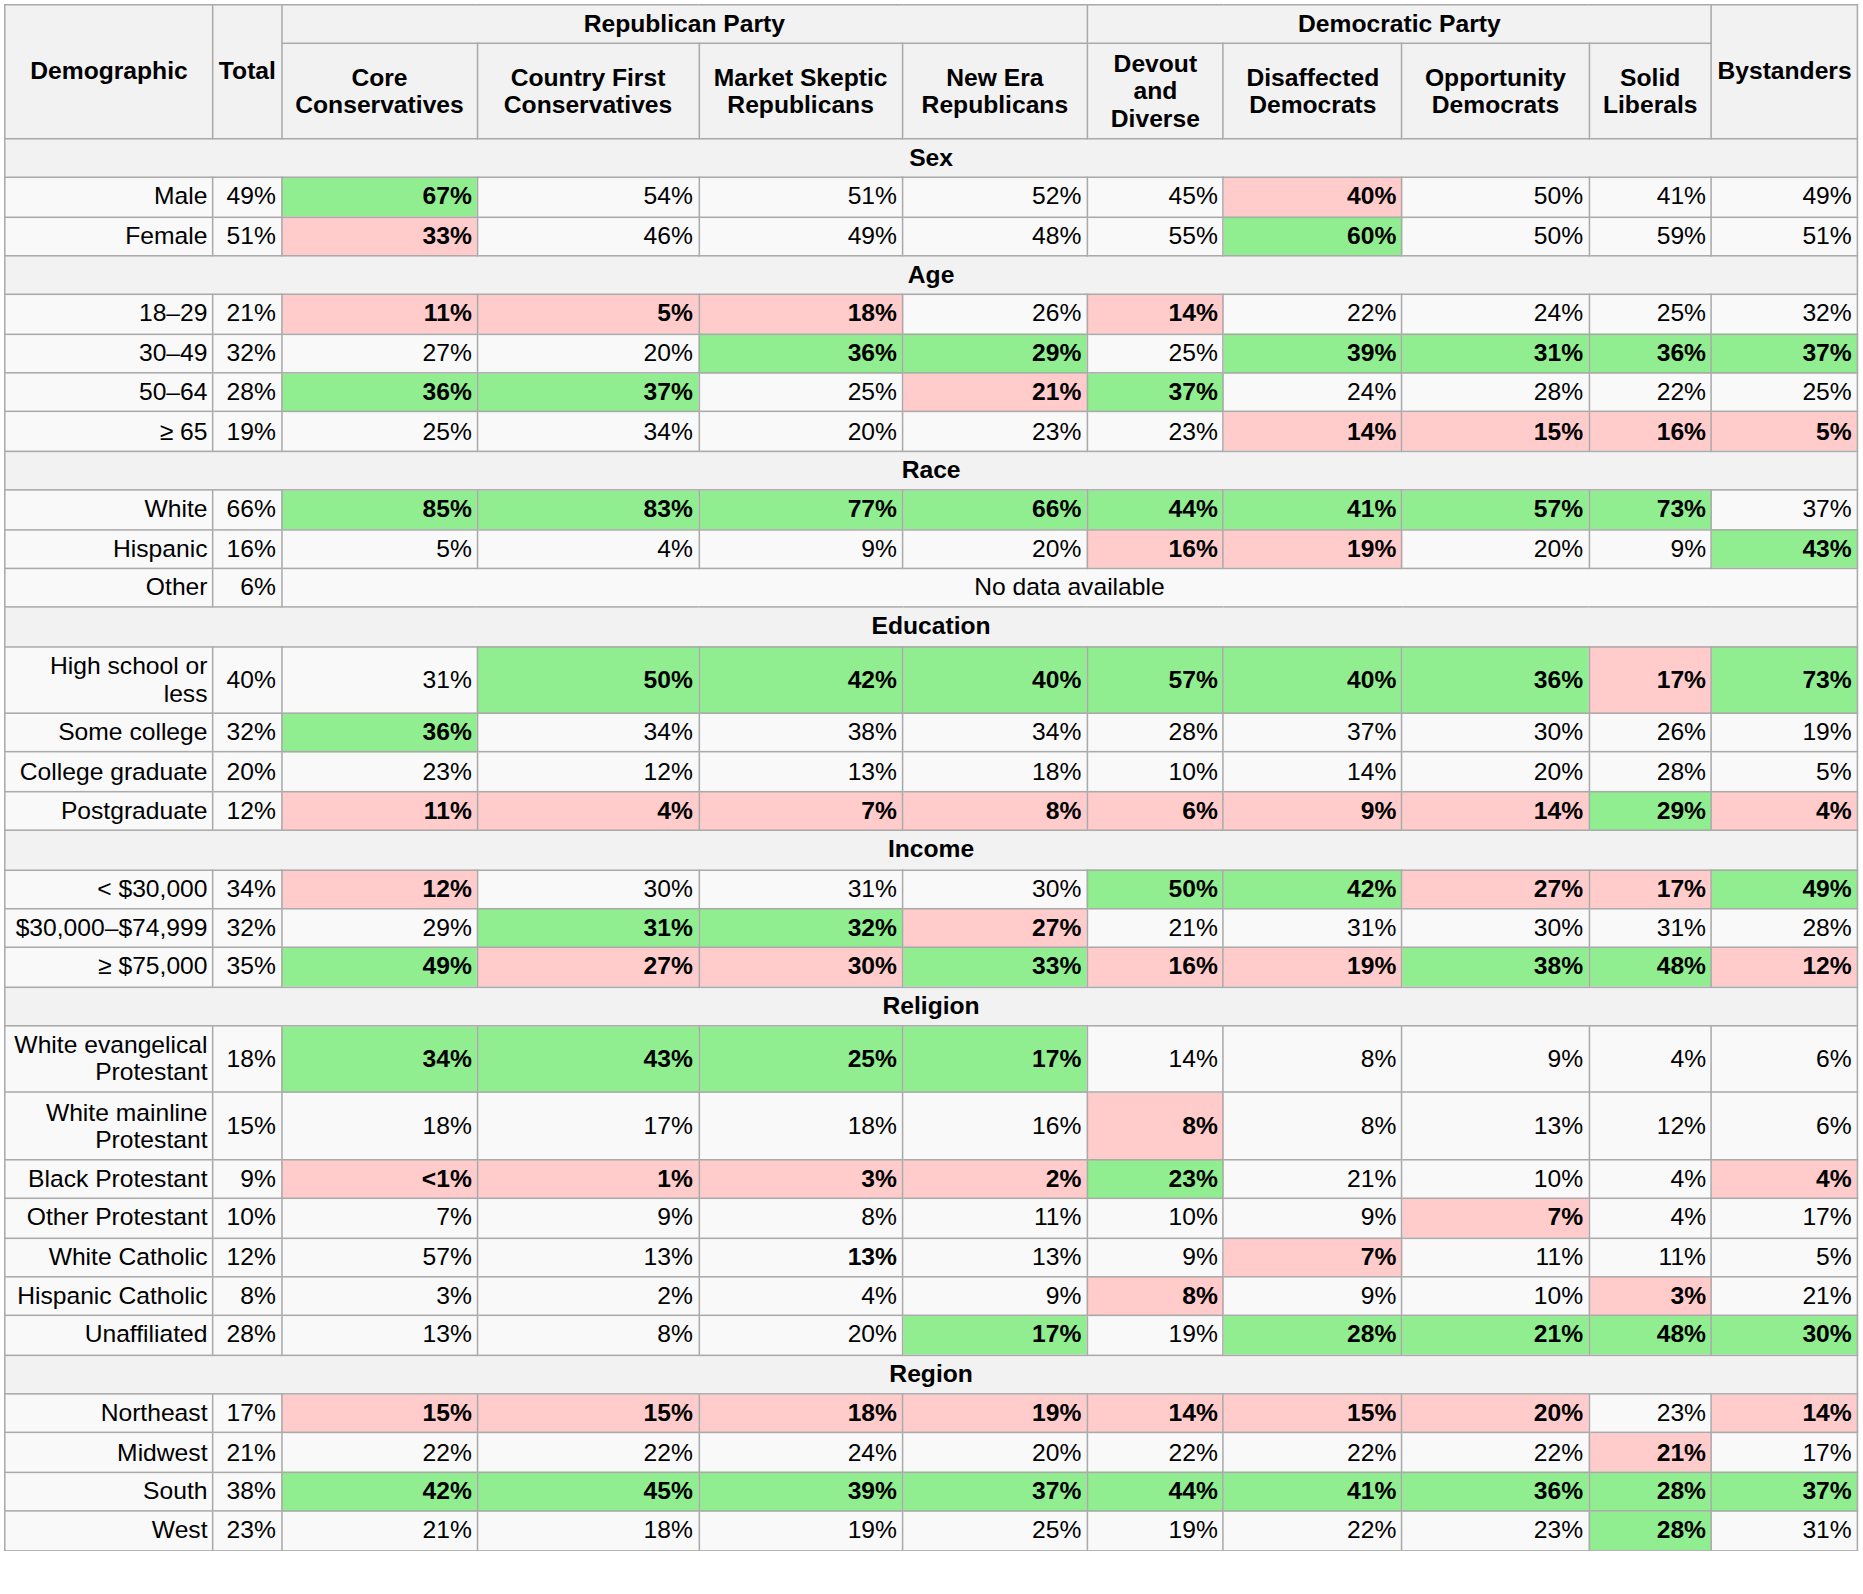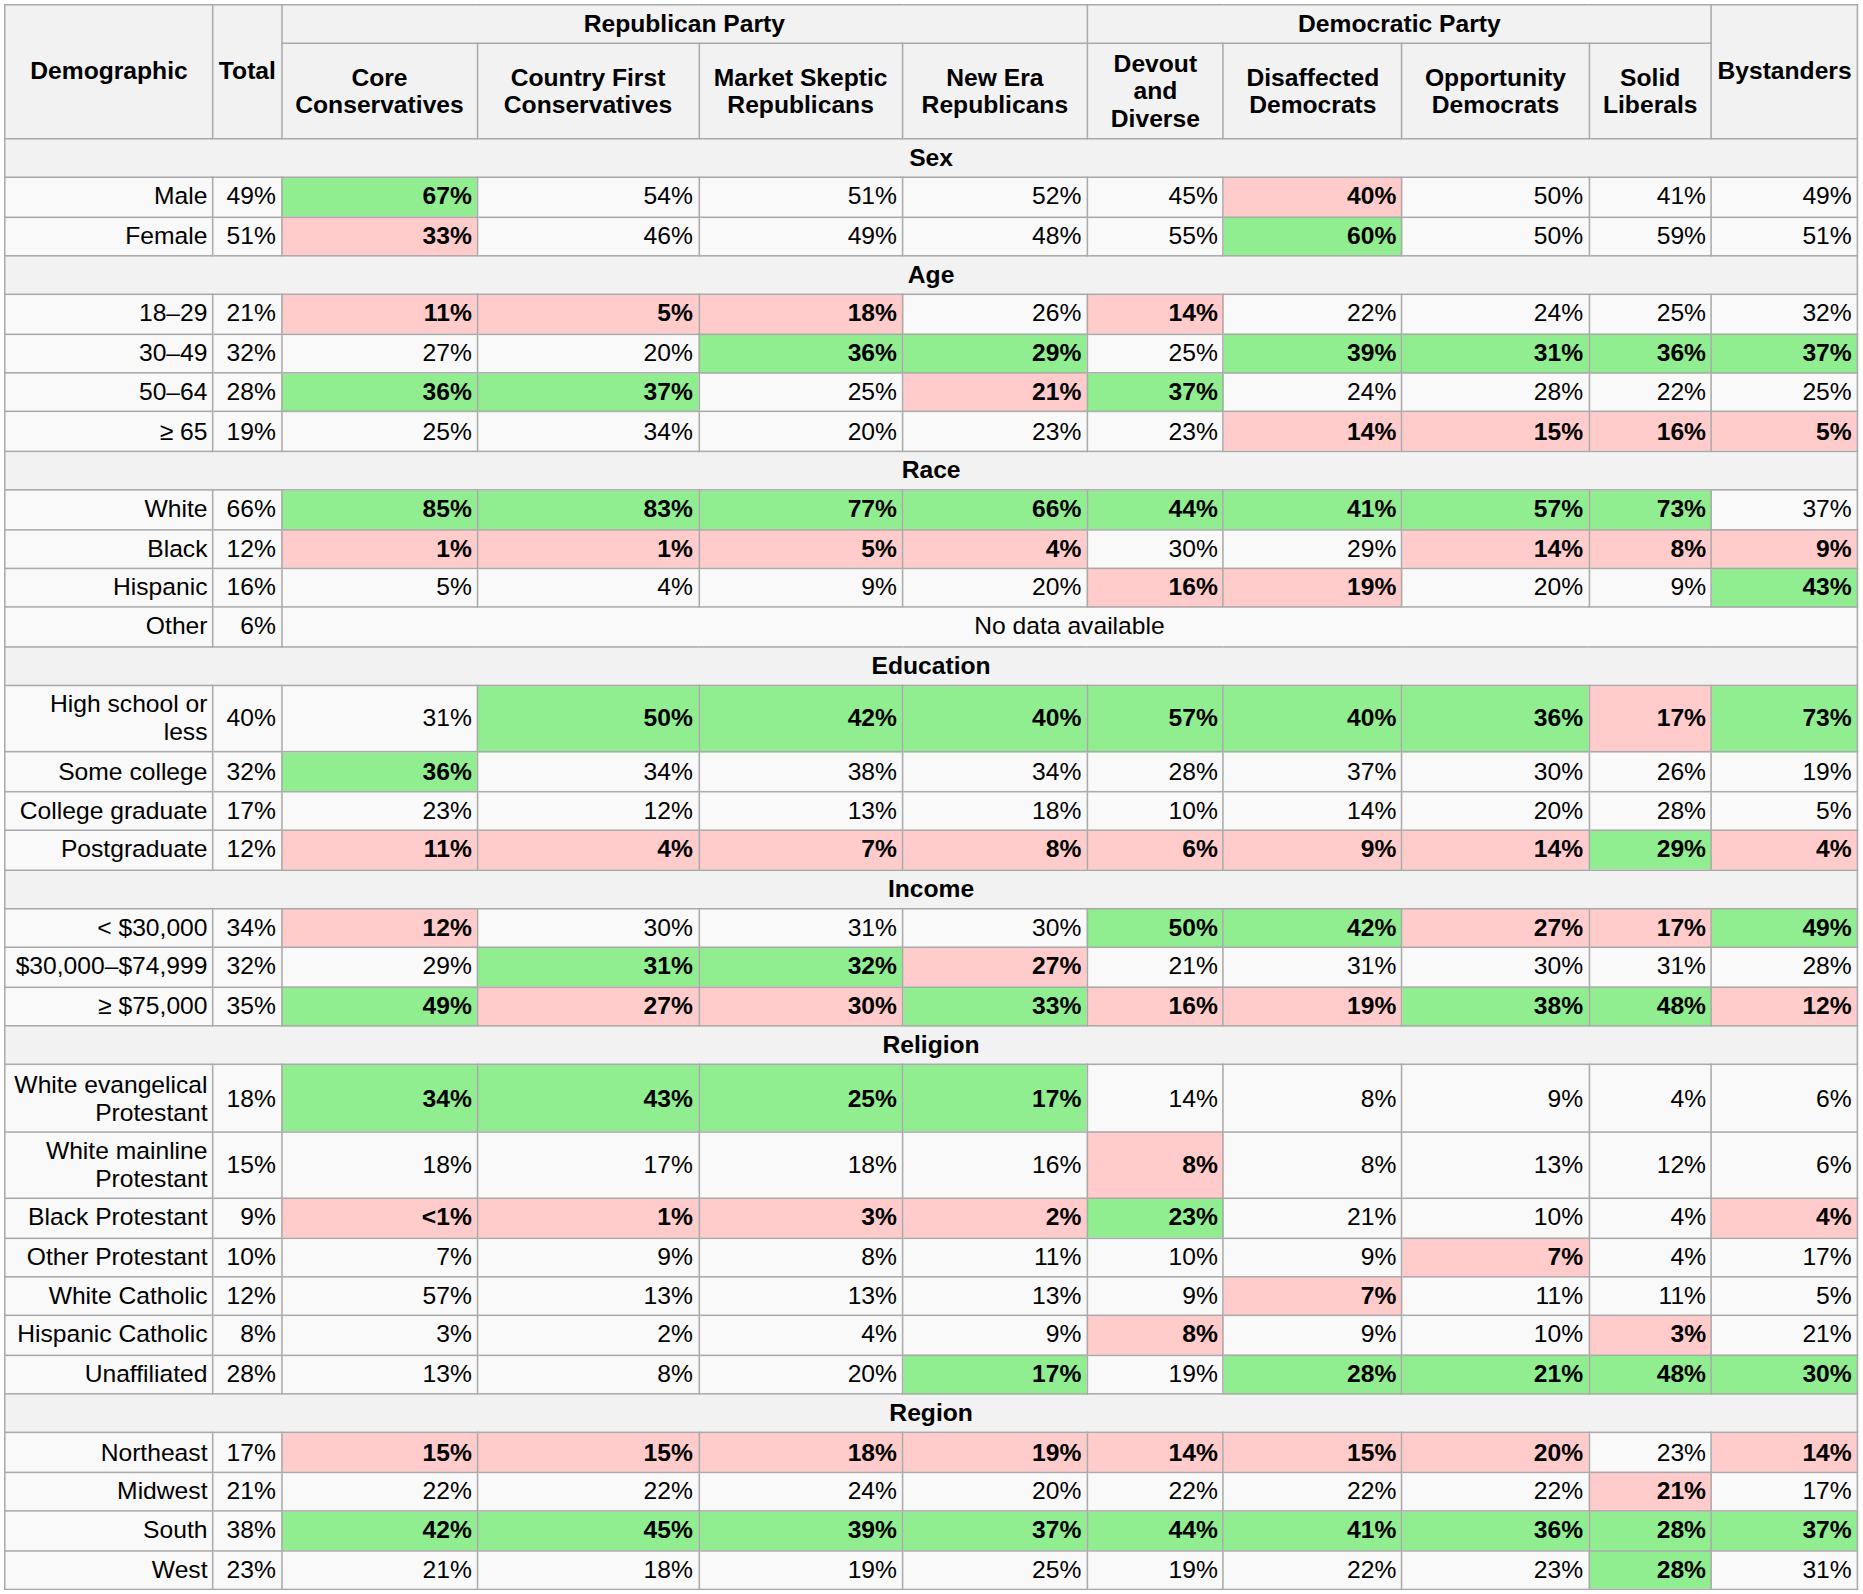+ row: (177, 548)
(251, 771) 20% -> (251, 810) 17%
(872, 1256) bold -> (872, 1295) normal
